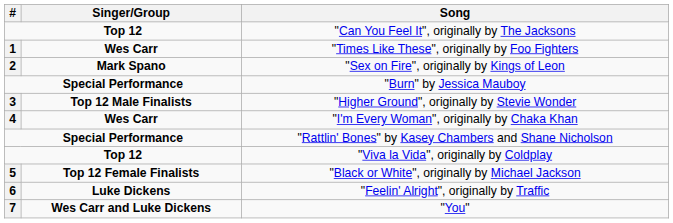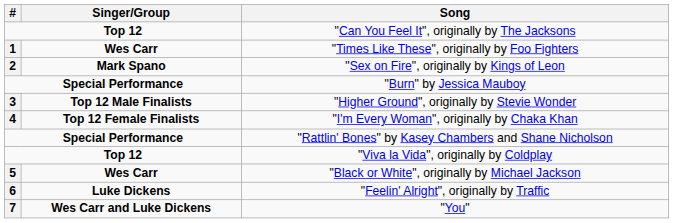(131, 119) Wes Carr -> (131, 119) Top 12 Female Finalists
(131, 173) Top 12 Female Finalists -> (131, 173) Wes Carr
